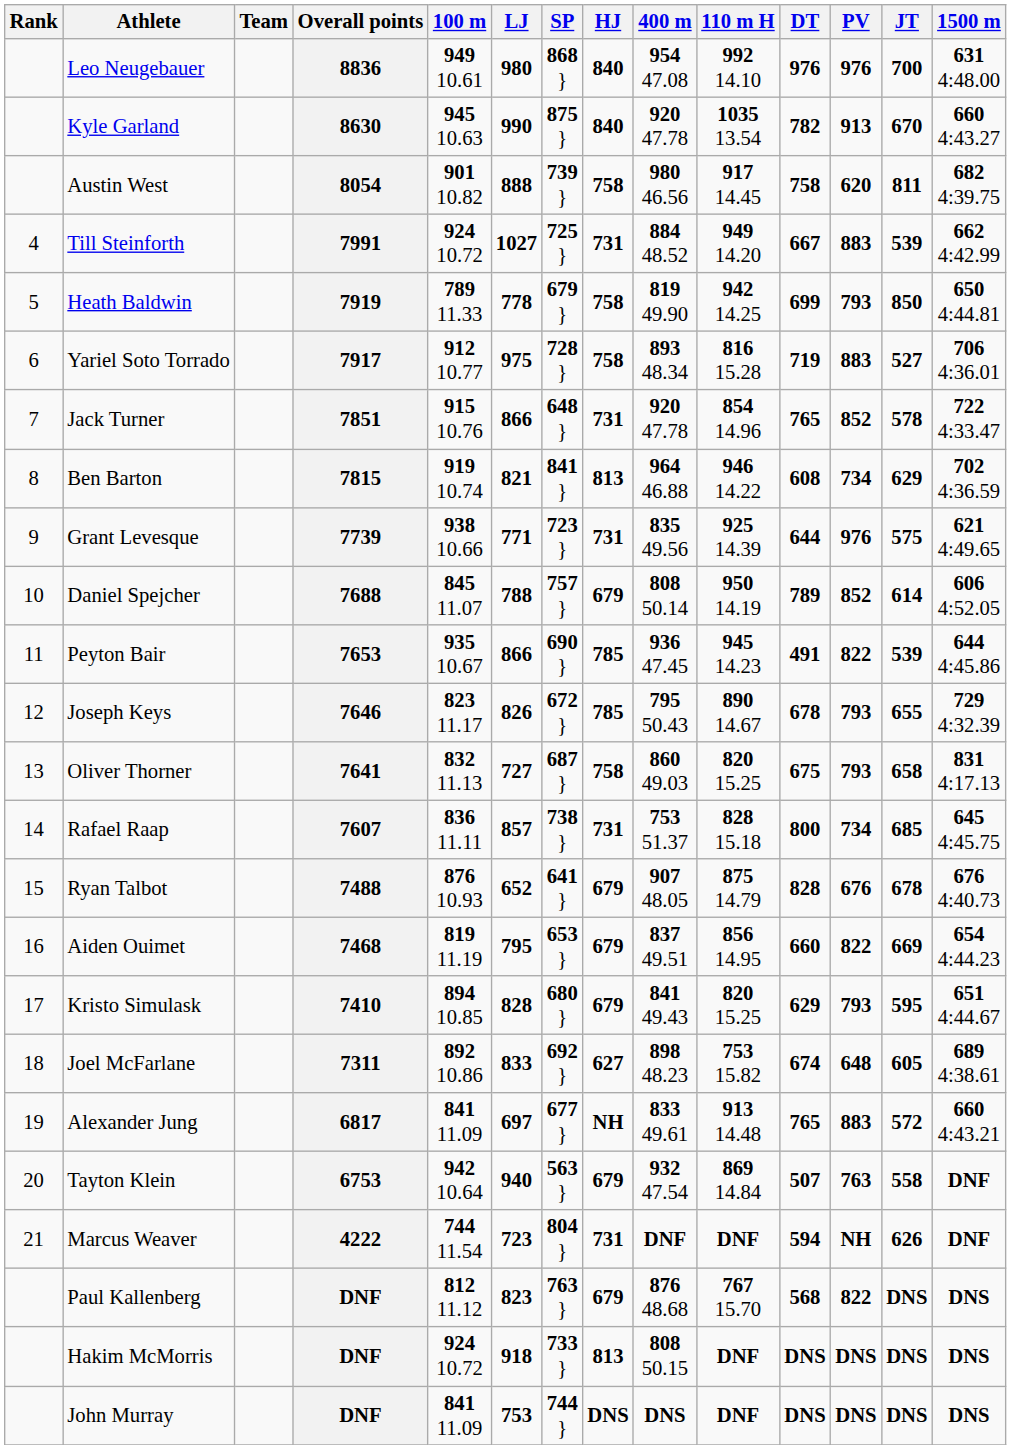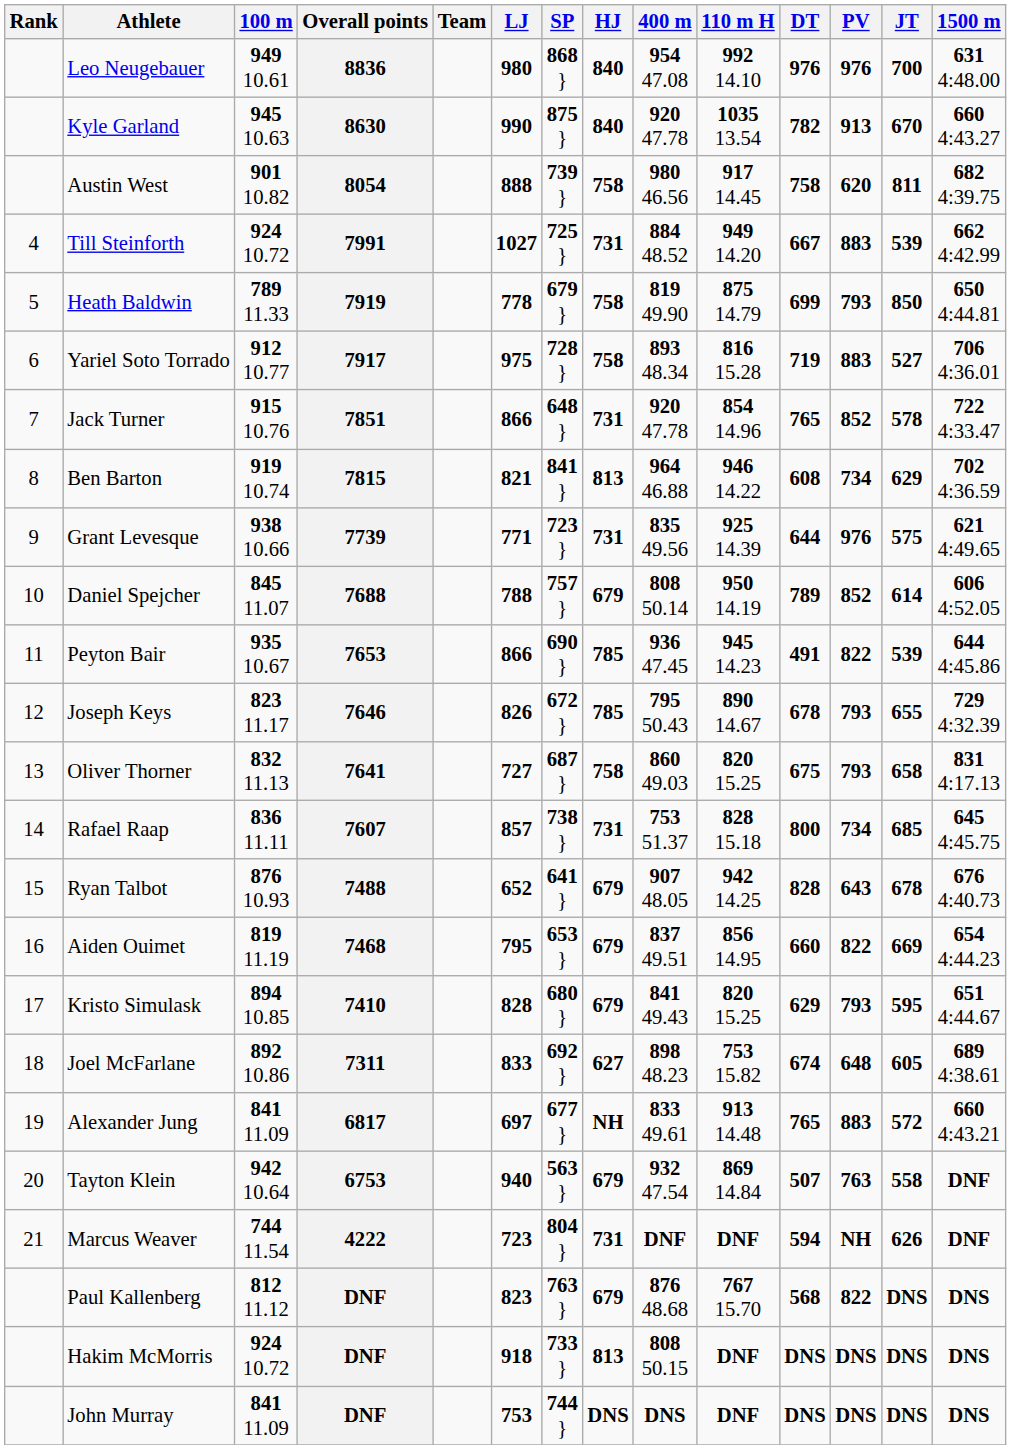columns swapped: (264, 21) <-> (460, 21)
(738, 302) 942 14.25 -> (738, 302) 875 14.79
(738, 887) 875 14.79 -> (738, 887) 942 14.25
(856, 887) 676 -> (856, 887) 643
